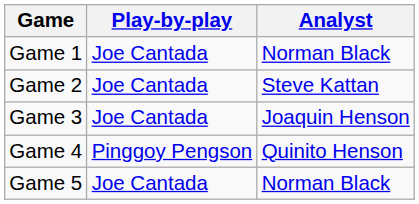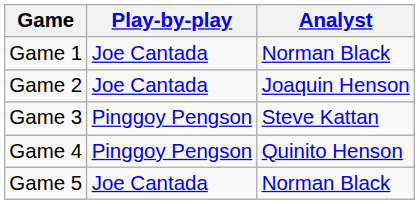(320, 85) Steve Kattan -> (336, 85) Joaquin Henson
(150, 118) Joe Cantada -> (172, 118) Pinggoy Pengson
(336, 118) Joaquin Henson -> (320, 118) Steve Kattan
